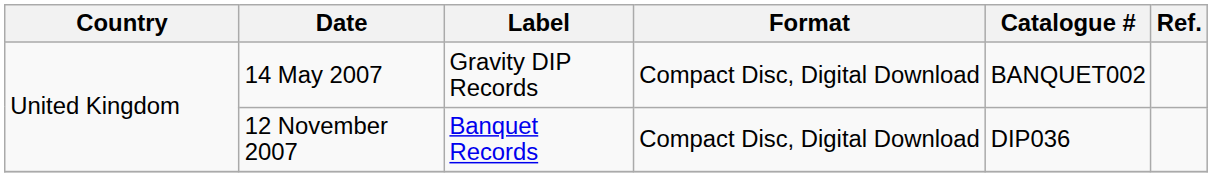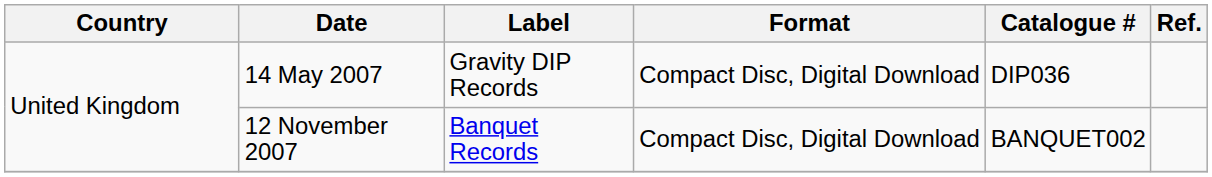(1068, 74) BANQUET002 -> (1030, 74) DIP036
(1030, 139) DIP036 -> (1068, 139) BANQUET002
